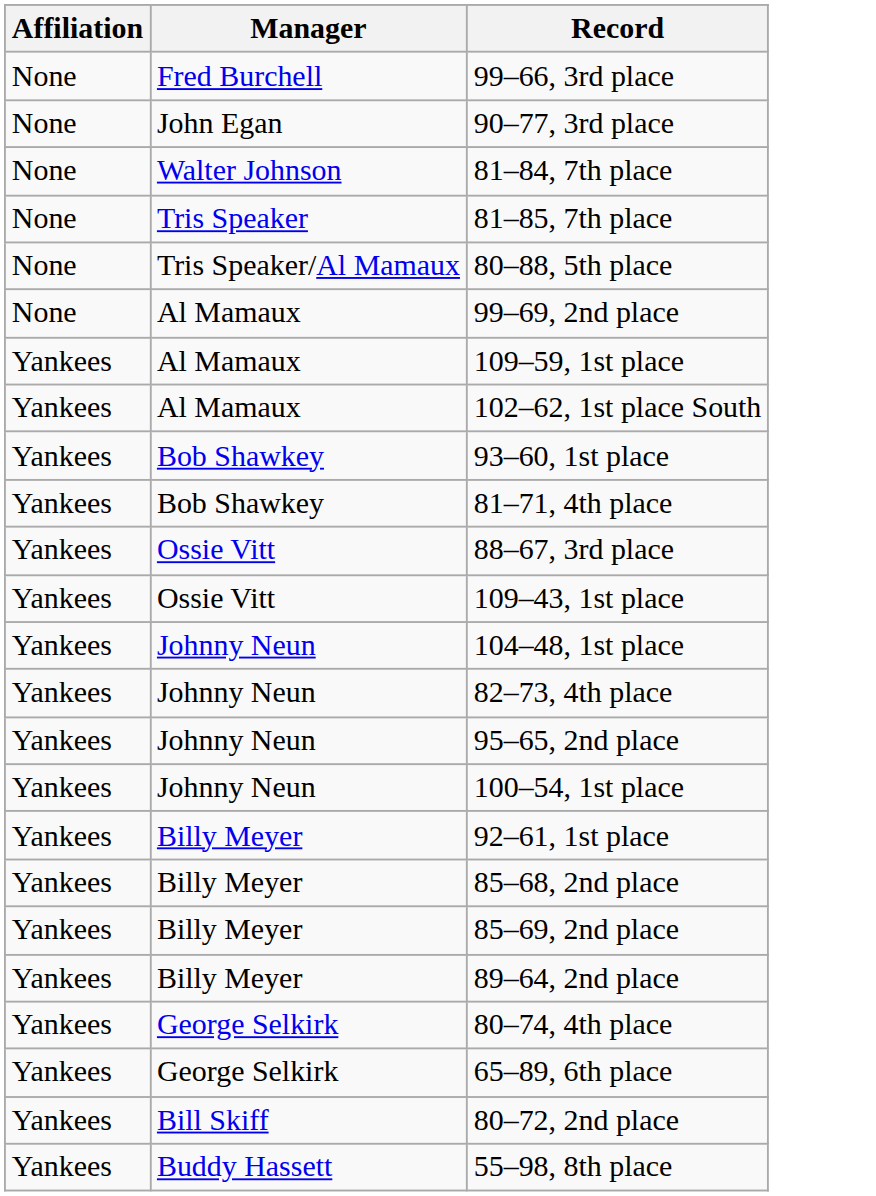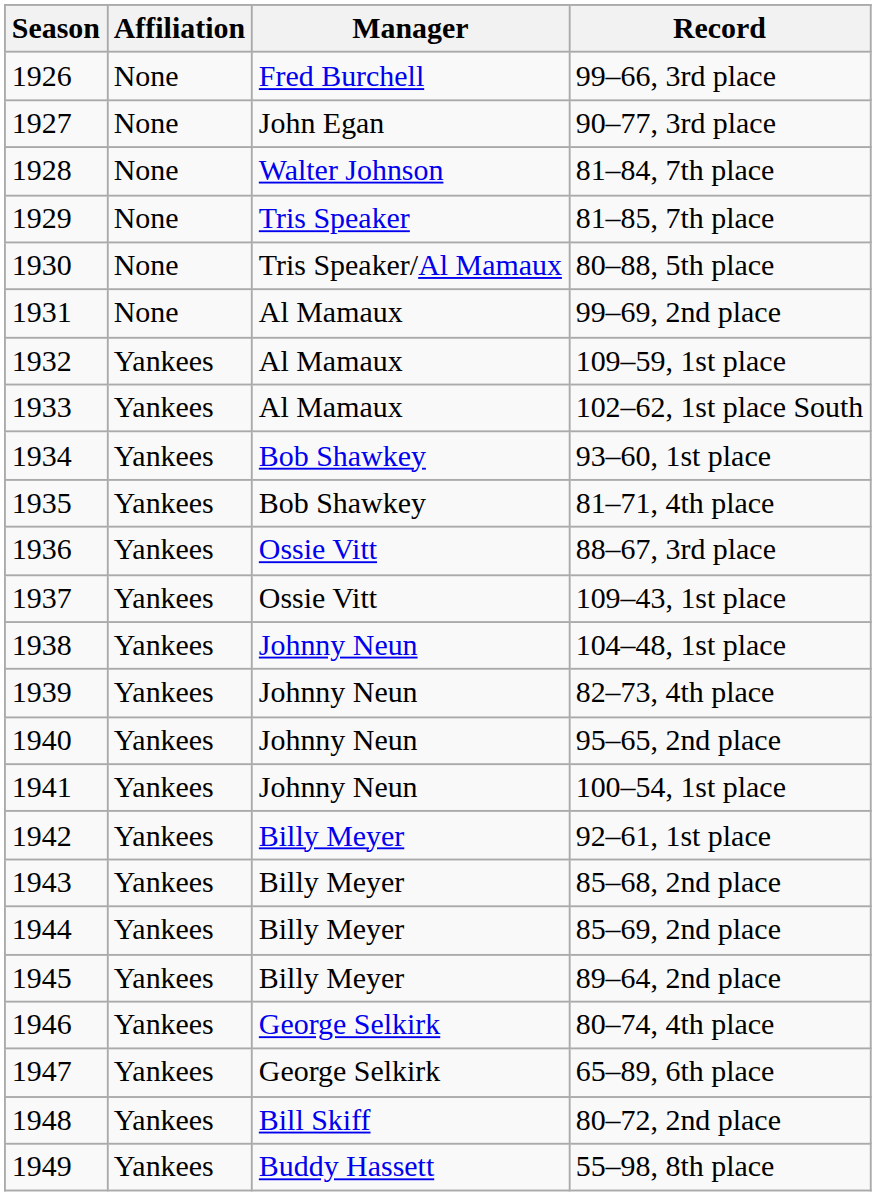+ column: (56, 28)
